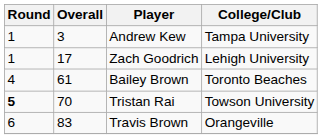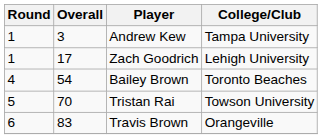(64, 79) 61 -> (64, 79) 54
(11, 101) bold -> (11, 101) normal
